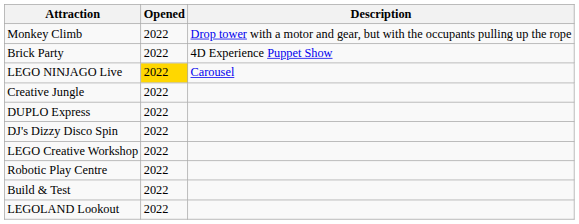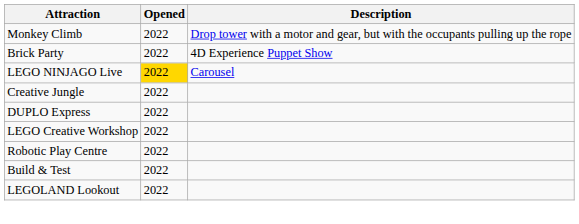- row: (63, 131)
